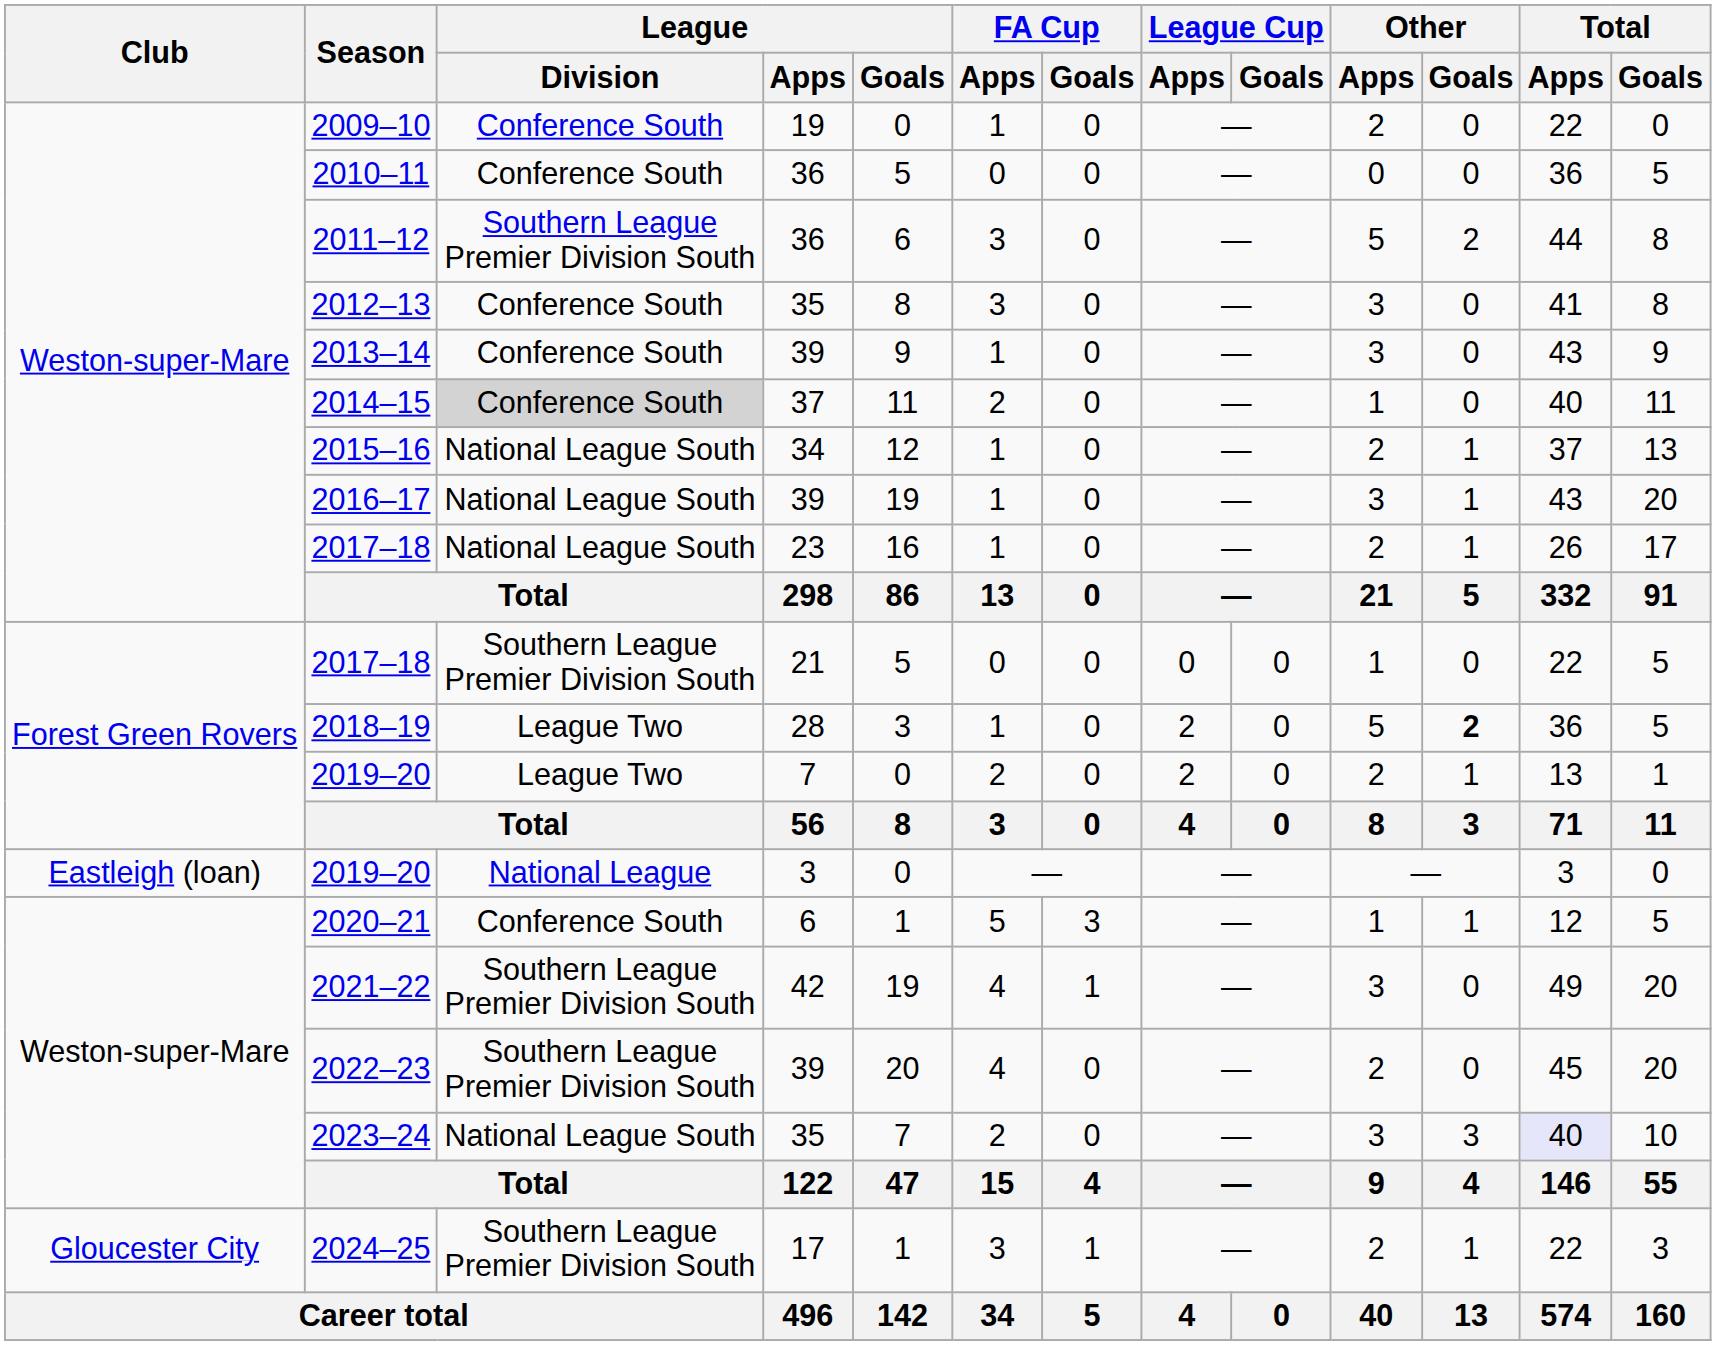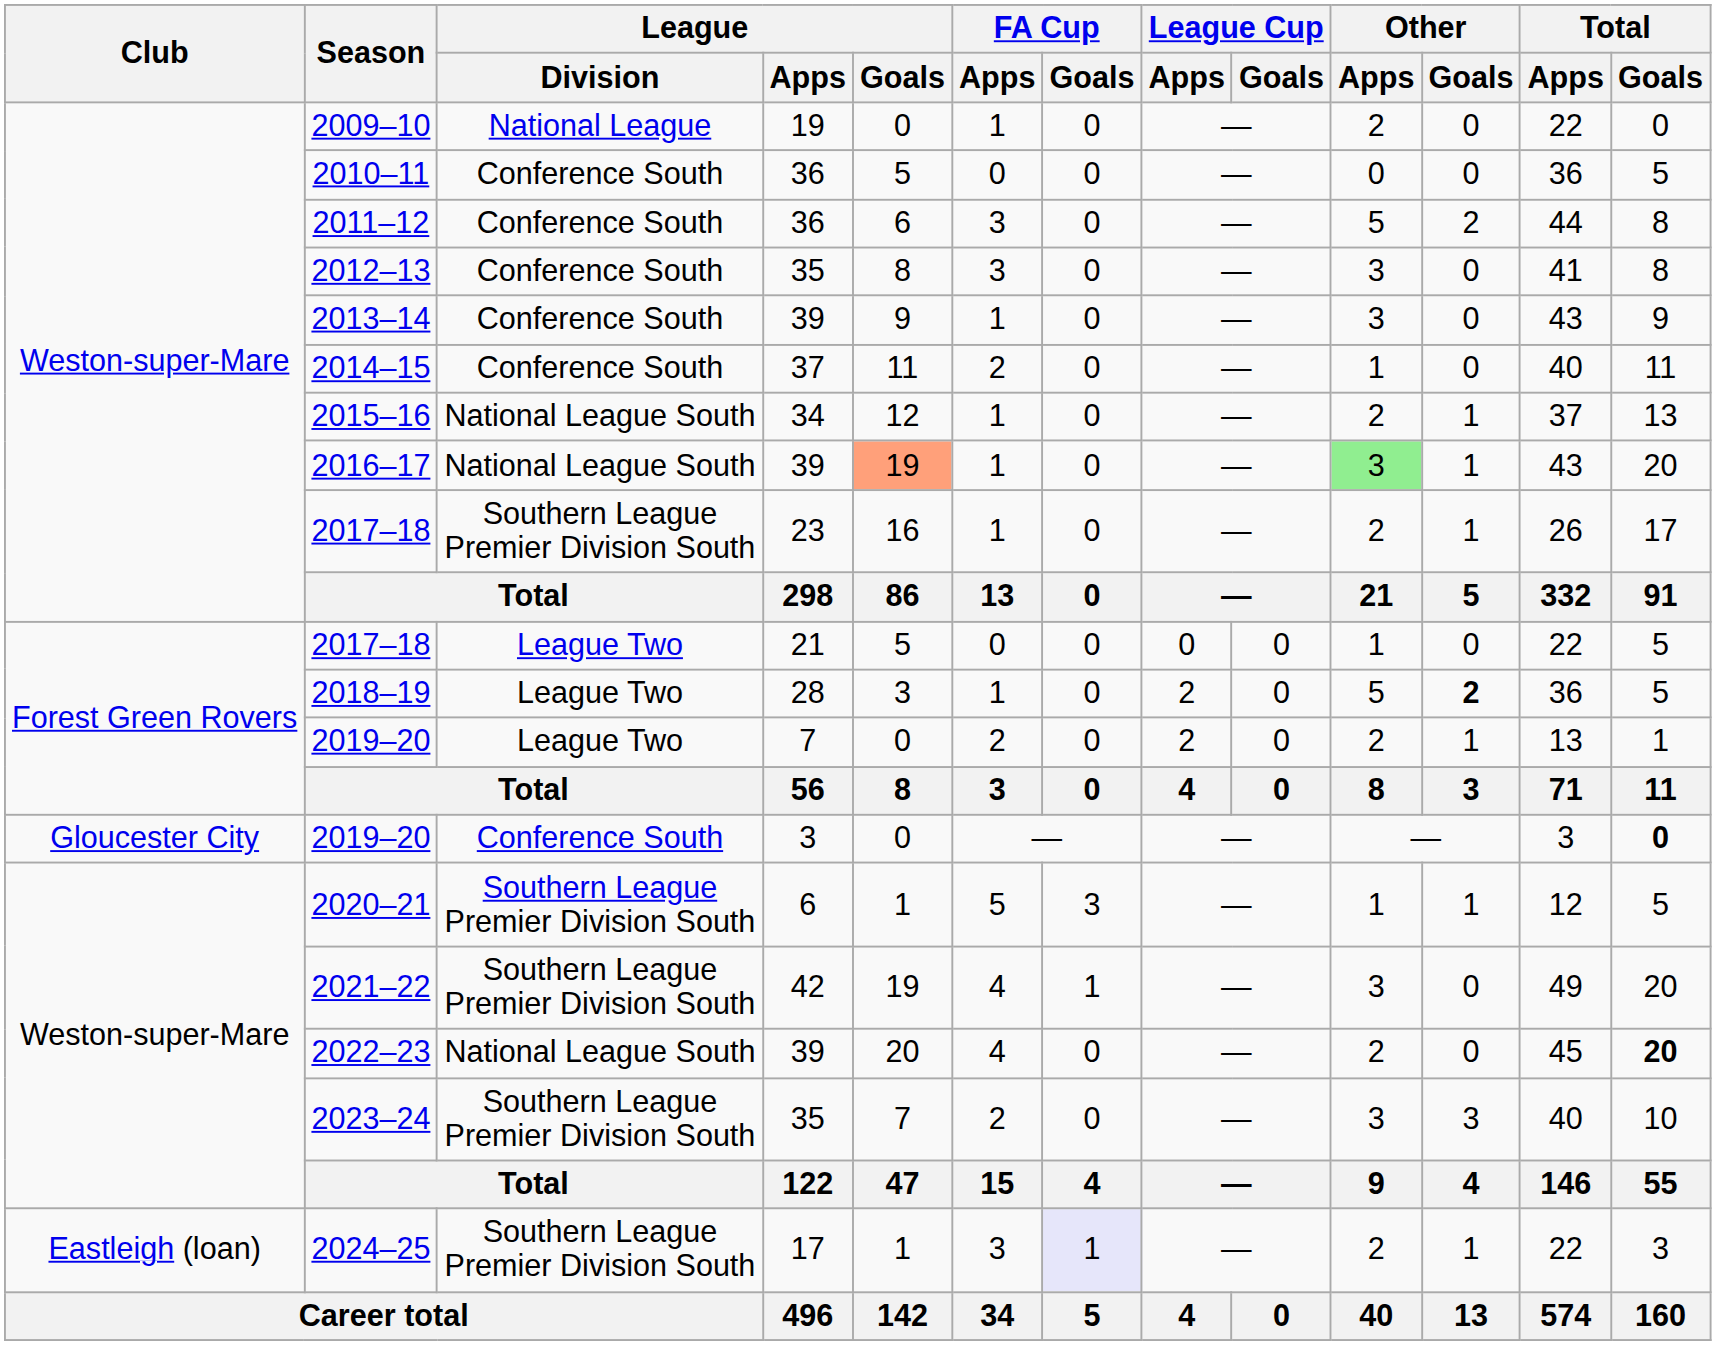(600, 125) Conference South -> (600, 125) National League
(600, 239) Southern League Premier Division South -> (600, 222) Conference South
(600, 402) lightgrey background -> (600, 367) no background
(902, 499) no background -> (902, 464) lightsalmon background
(1376, 499) no background -> (1376, 464) lightgreen background
(600, 547) National League South -> (600, 530) Southern League Premier Division South
(600, 661) Southern League Premier Division South -> (600, 644) League Two
(155, 872) Eastleigh (loan) -> (155, 838) Gloucester City
(600, 872) National League -> (600, 838) Conference South
(1661, 872) normal -> (1661, 838) bold
(600, 921) Conference South -> (600, 904) Southern League Premier Division South
(600, 1069) Southern League Premier Division South -> (600, 1052) National League South
(1660, 1069) normal -> (1660, 1052) bold
(600, 1135) National League South -> (600, 1118) Southern League Premier Division South
(1566, 1135) lavender background -> (1566, 1118) no background
(155, 1249) Gloucester City -> (155, 1249) Eastleigh (loan)
(1092, 1249) no background -> (1092, 1249) lavender background
